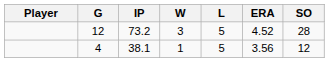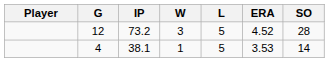(263, 48) 3.56 -> (263, 48) 3.53
(304, 48) 12 -> (304, 48) 14
